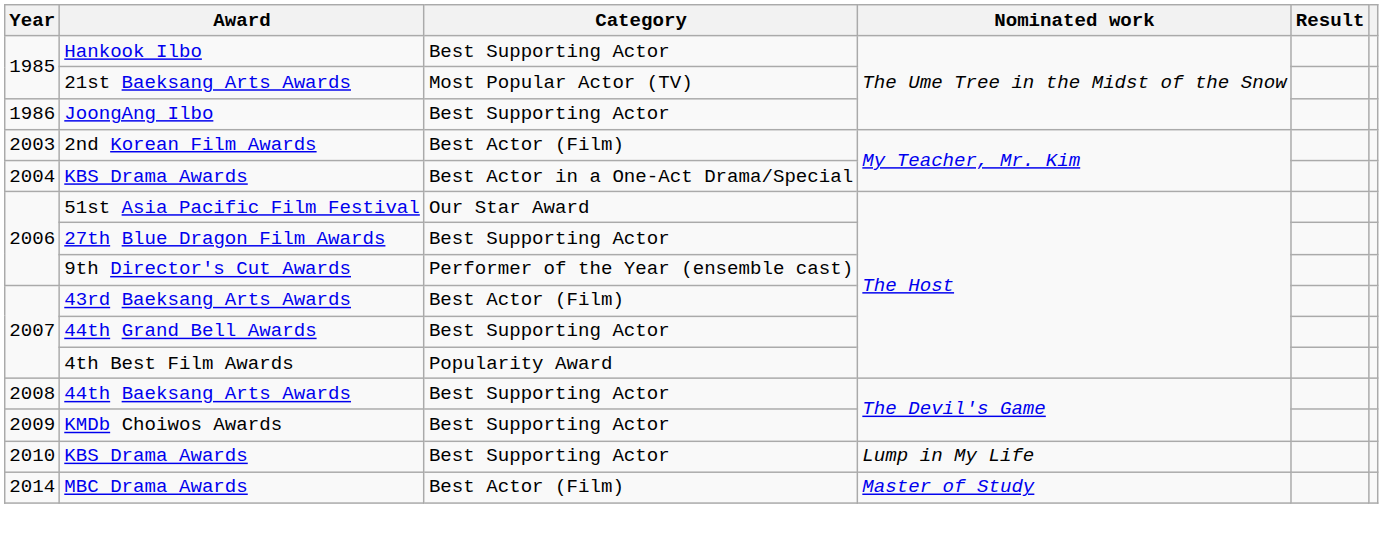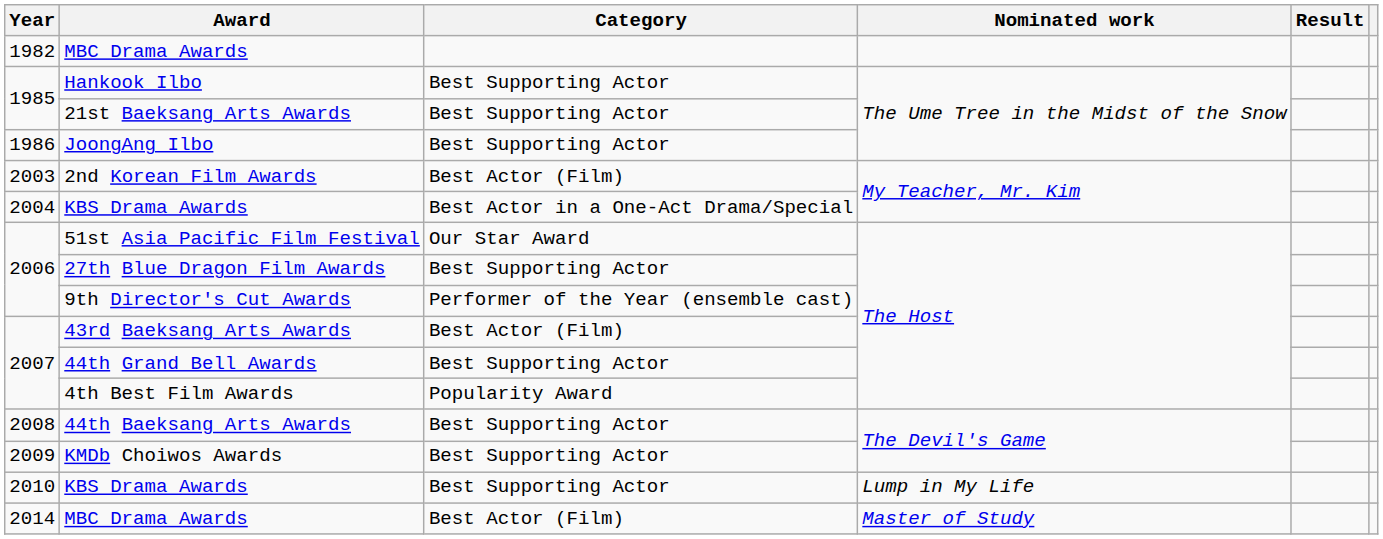+ row: (32, 51)
(561, 83) Most Popular Actor (TV) -> (549, 114) Best Supporting Actor
